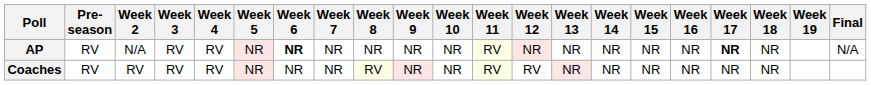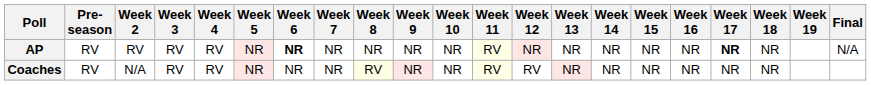(135, 50) N/A -> (135, 50) RV
(135, 70) RV -> (135, 70) N/A
